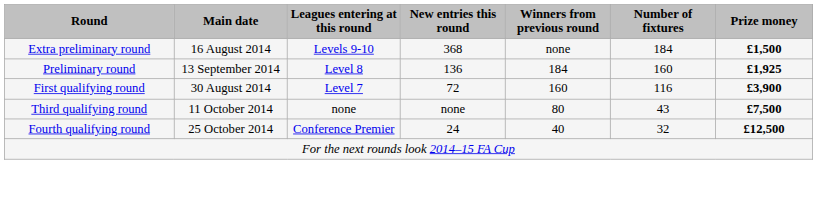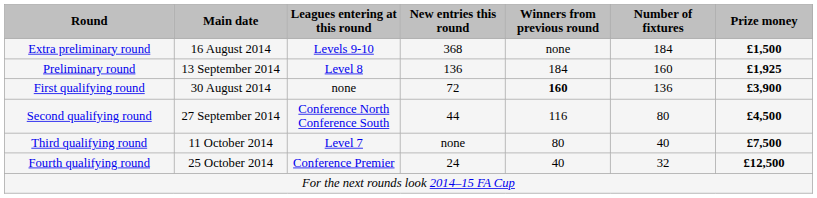(344, 88) Level 7 -> (344, 88) none
(558, 88) normal -> (558, 88) bold
(663, 88) 116 -> (663, 88) 136
+ row: (89, 116)
(344, 108) none -> (344, 143) Level 7
(663, 108) 43 -> (663, 143) 40
